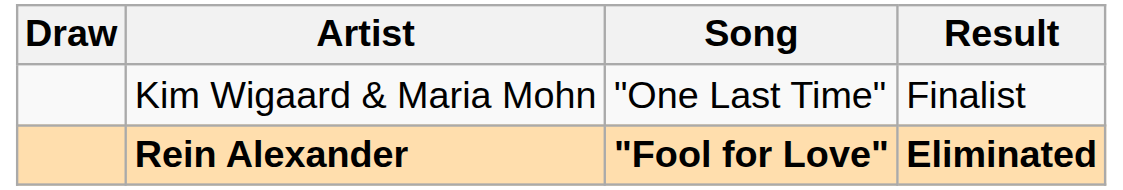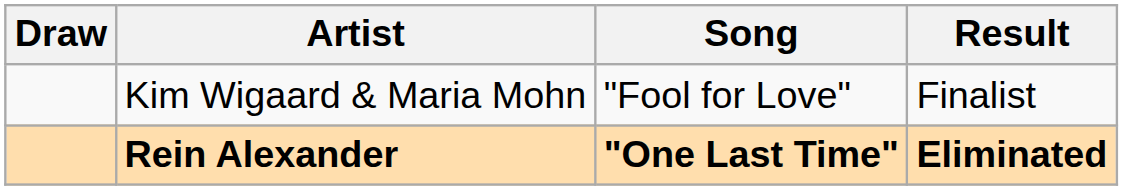(750, 94) "One Last Time" -> (727, 94) "Fool for Love"
(751, 154) "Fool for Love" -> (751, 154) "One Last Time"
